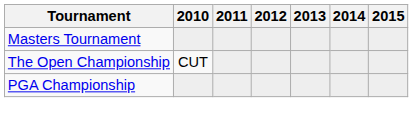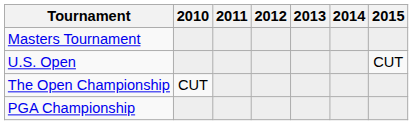+ row: (42, 62)
